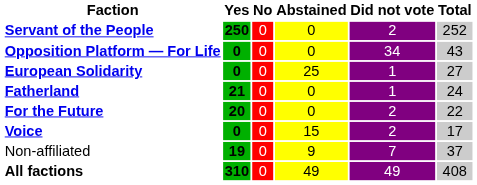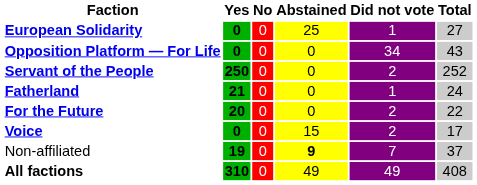rows swapped: (79, 30) <-> (73, 71)
(311, 151) normal -> (311, 151) bold
